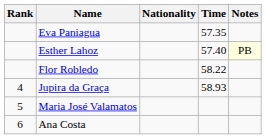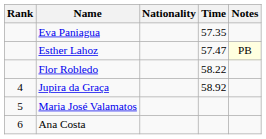(214, 51) 57.40 -> (214, 51) 57.47
(214, 88) 58.93 -> (214, 88) 58.92
